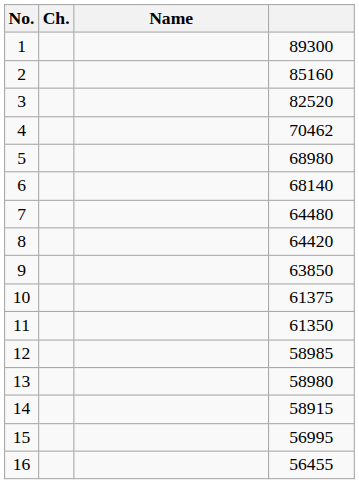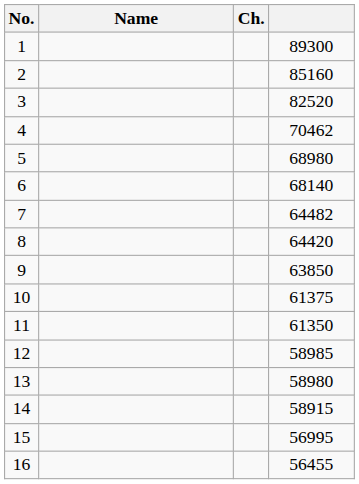columns swapped: (56, 18) <-> (171, 18)
(311, 213) 64480 -> (311, 213) 64482
